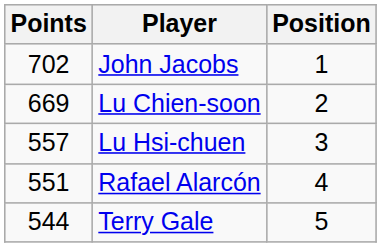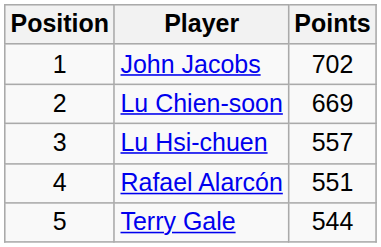columns swapped: (321, 24) <-> (49, 24)
